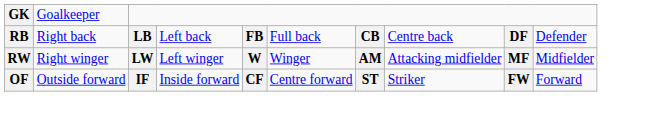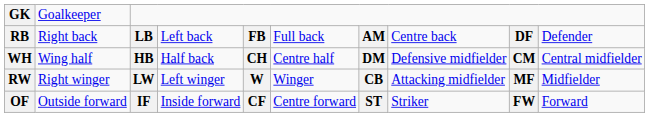(370, 36) CB -> (374, 36) AM
+ row: (20, 58)
(370, 58) AM -> (374, 79) CB
